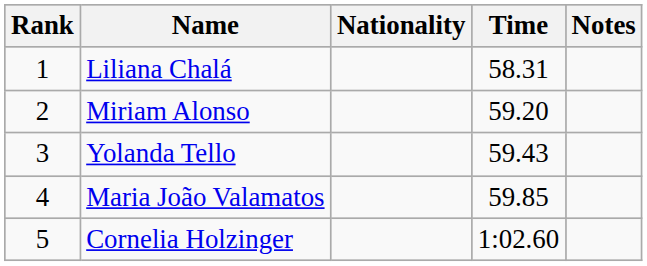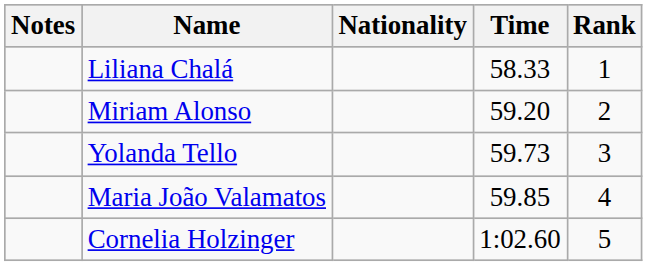columns swapped: (42, 25) <-> (604, 25)
(518, 68) 58.31 -> (520, 68) 58.33
(518, 153) 59.43 -> (520, 153) 59.73
